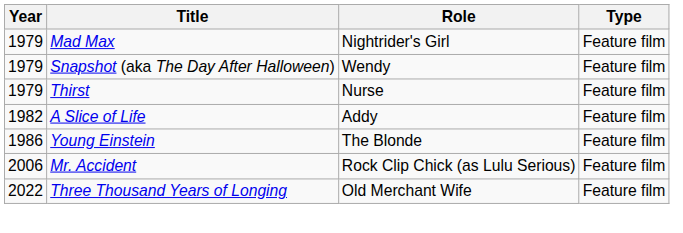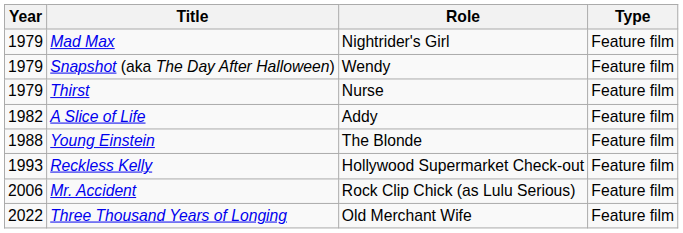(26, 141) 1986 -> (26, 141) 1988
+ row: (101, 166)
